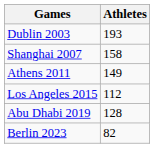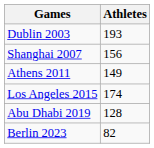(113, 53) 158 -> (113, 53) 156
(112, 93) 112 -> (113, 93) 174
